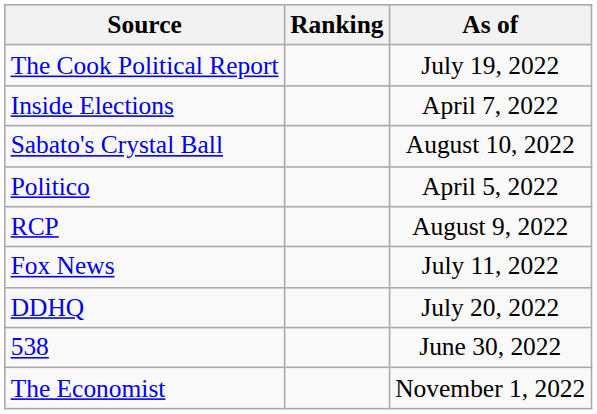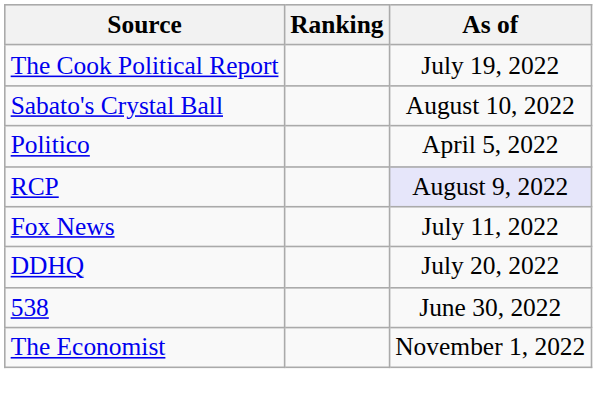- row: (92, 105)
(490, 226) no background -> (490, 186) lavender background
